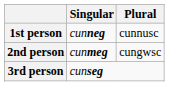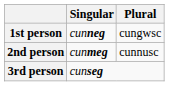(139, 33) cunnusc -> (140, 33) cungwsc
(140, 52) cungwsc -> (139, 52) cunnusc
